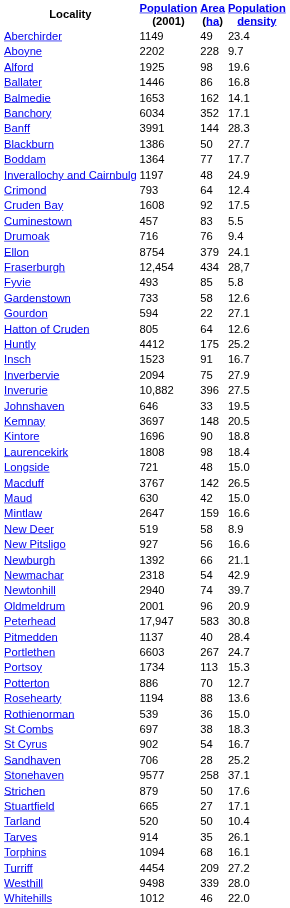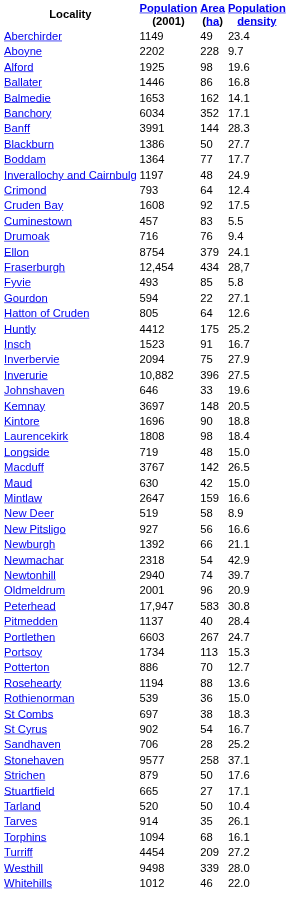- row: (37, 298)
(239, 406) 19.5 -> (239, 390) 19.6
(149, 467) 721 -> (149, 452) 719
